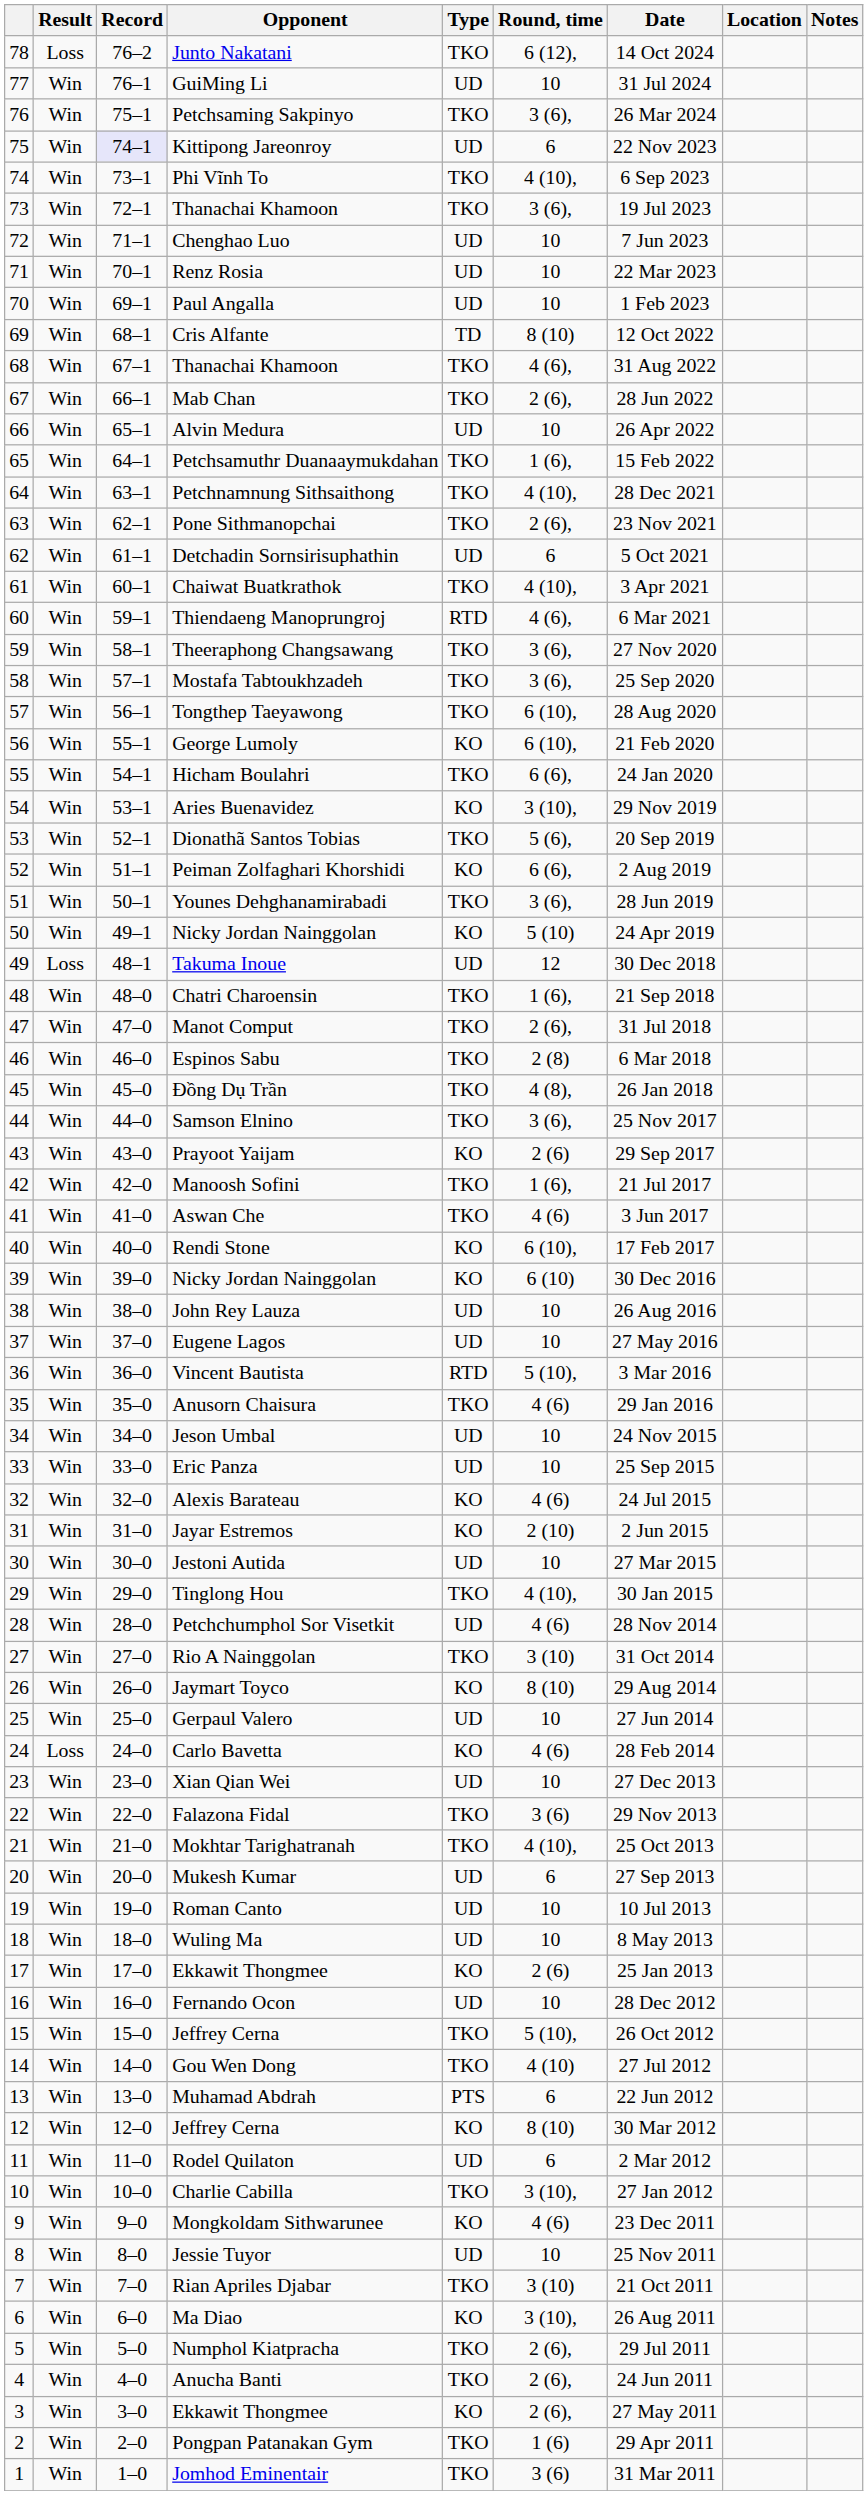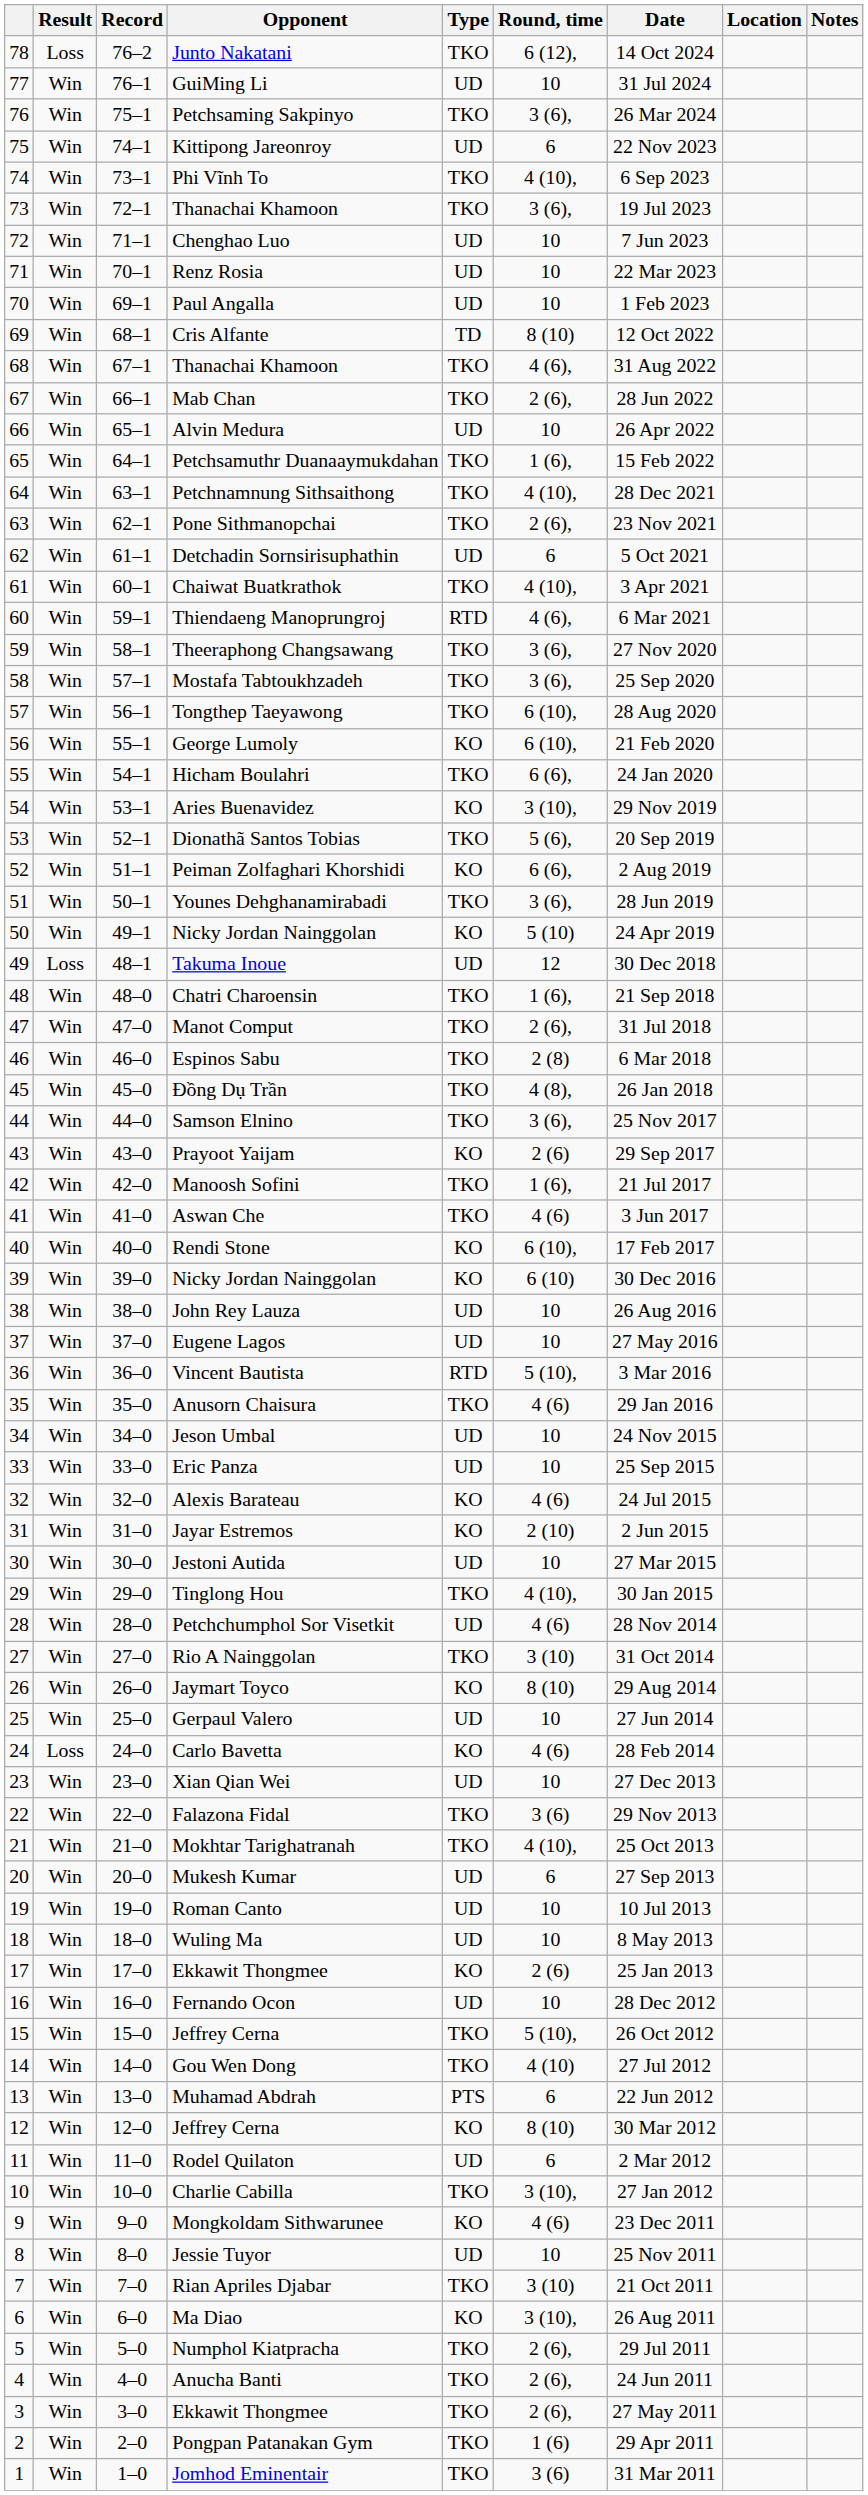(132, 146) lavender background -> (132, 146) no background
(468, 2411) KO -> (468, 2411) TKO
